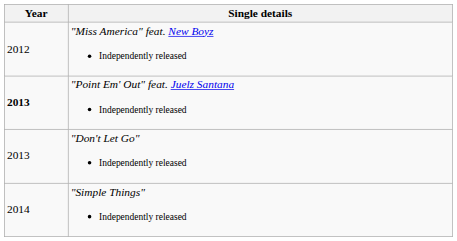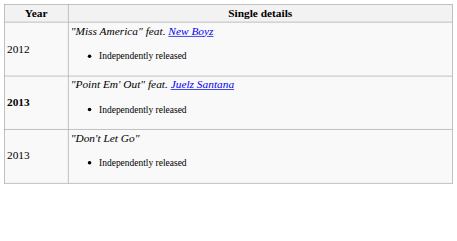- row: (260, 204)
